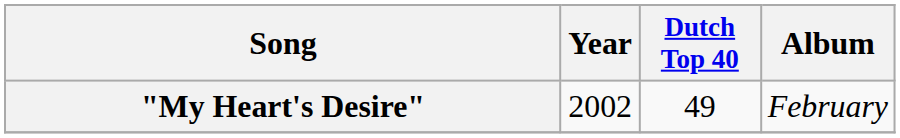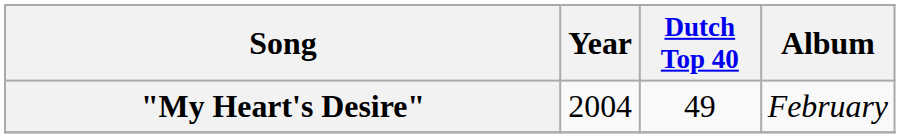(600, 106) 2002 -> (600, 106) 2004
